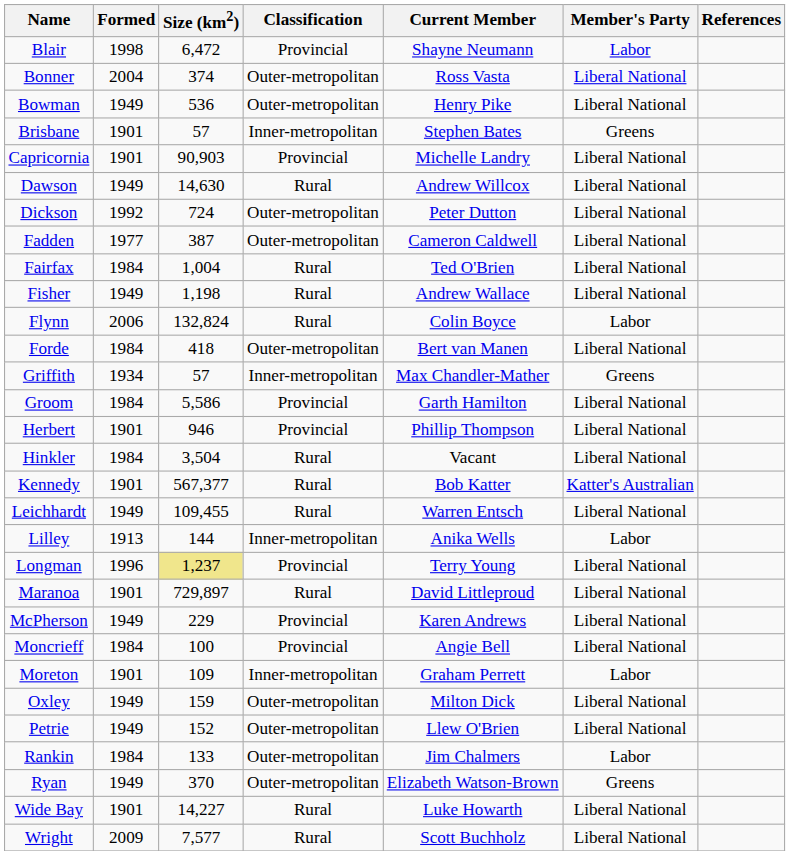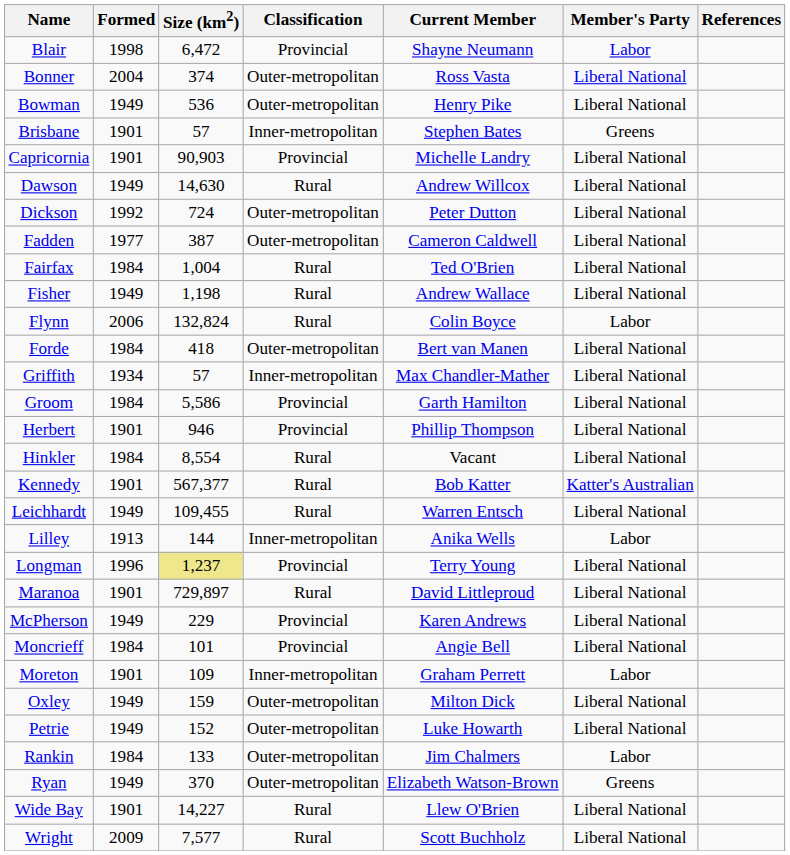(630, 375) Greens -> (630, 375) Liberal National
(201, 457) 3,504 -> (201, 457) 8,554
(201, 647) 100 -> (201, 647) 101
(473, 728) Llew O'Brien -> (473, 728) Luke Howarth
(473, 810) Luke Howarth -> (473, 810) Llew O'Brien
